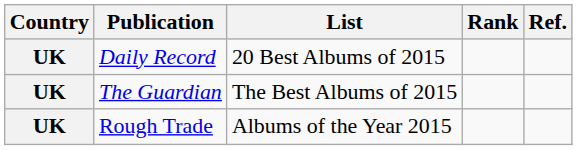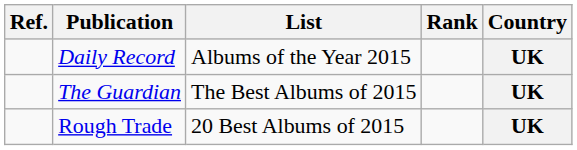columns swapped: (49, 21) <-> (548, 21)
(338, 56) 20 Best Albums of 2015 -> (301, 56) Albums of the Year 2015
(342, 126) Albums of the Year 2015 -> (298, 126) 20 Best Albums of 2015
